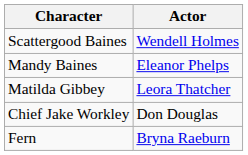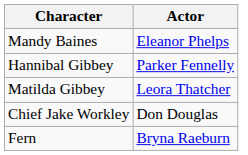- row: (67, 41)
+ row: (61, 65)
